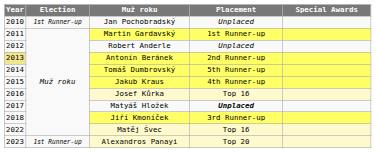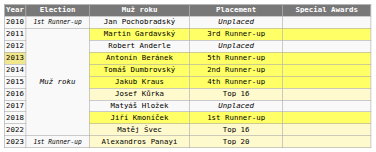(236, 35) 1st Runner-up -> (236, 35) 3rd Runner-up
(236, 58) 2nd Runner-up -> (236, 58) 5th Runner-up
(236, 70) 5th Runner-up -> (236, 70) 2nd Runner-up
(236, 106) bold -> (236, 106) normal
(236, 118) 3rd Runner-up -> (236, 118) 1st Runner-up
